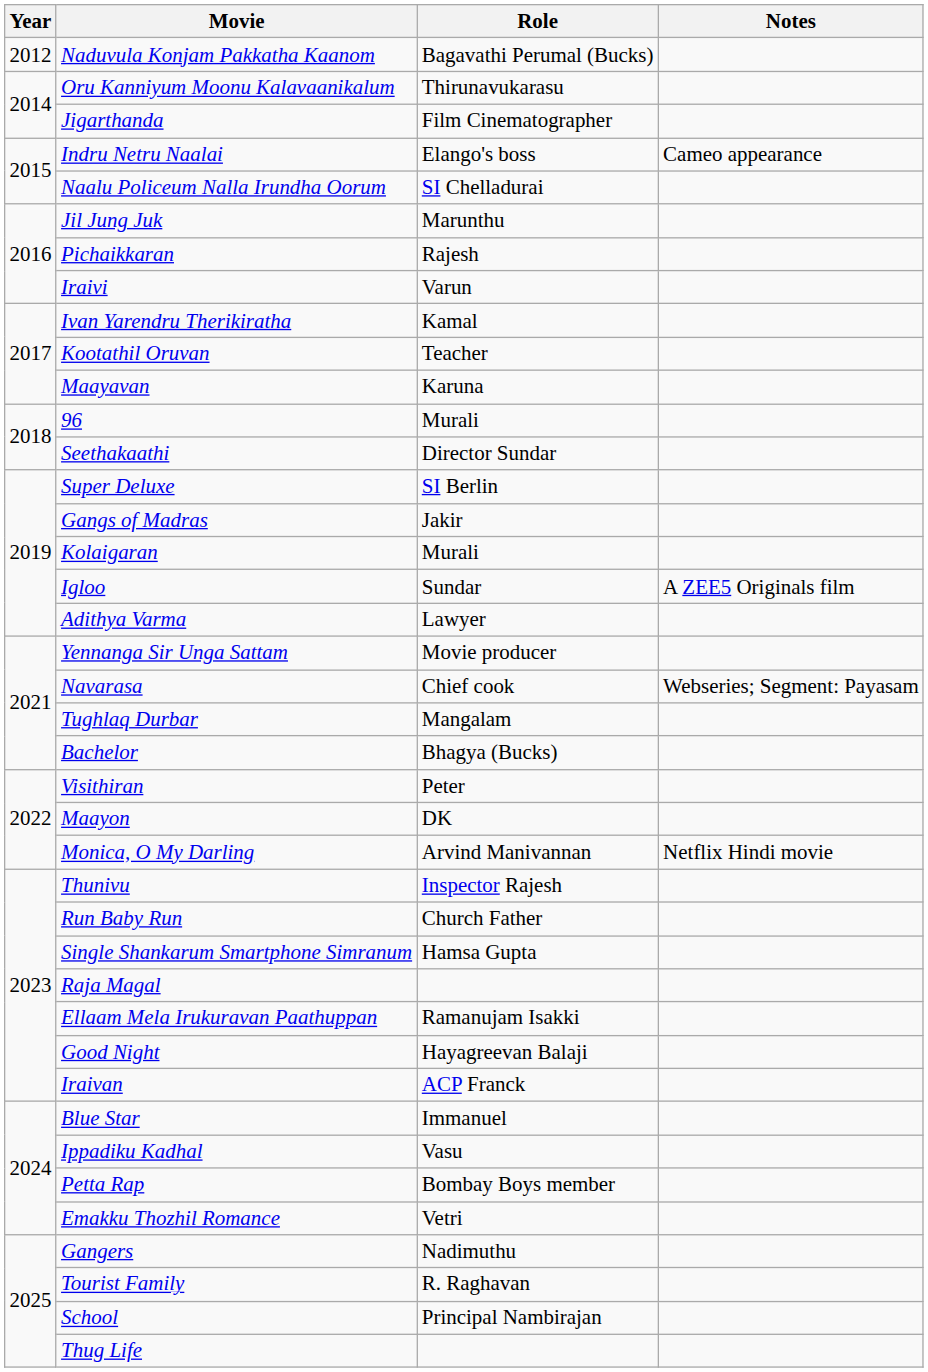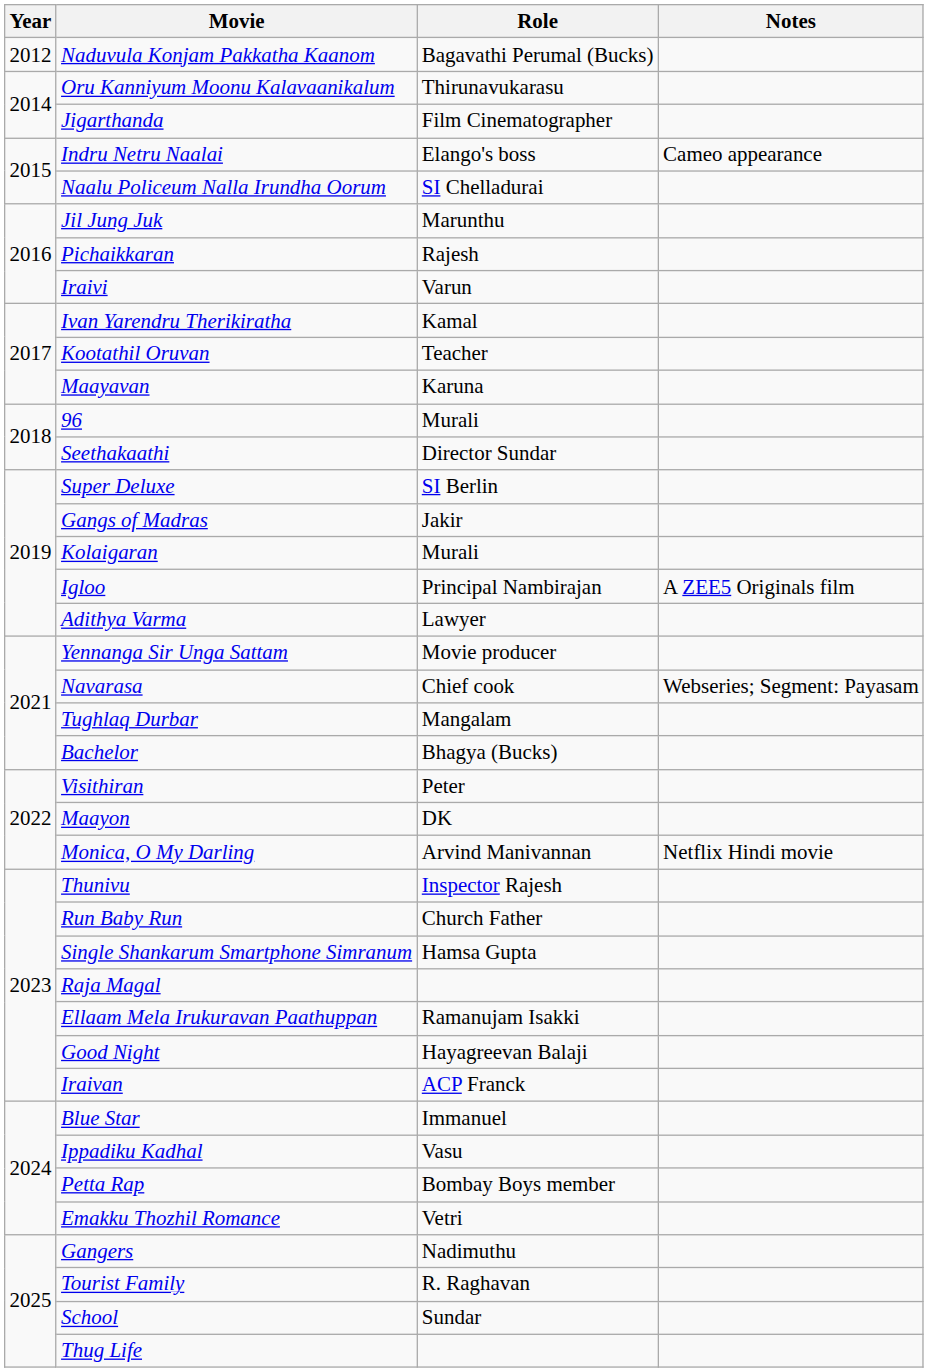(451, 586) Sundar -> (512, 586) Principal Nambirajan
(512, 1317) Principal Nambirajan -> (451, 1317) Sundar
